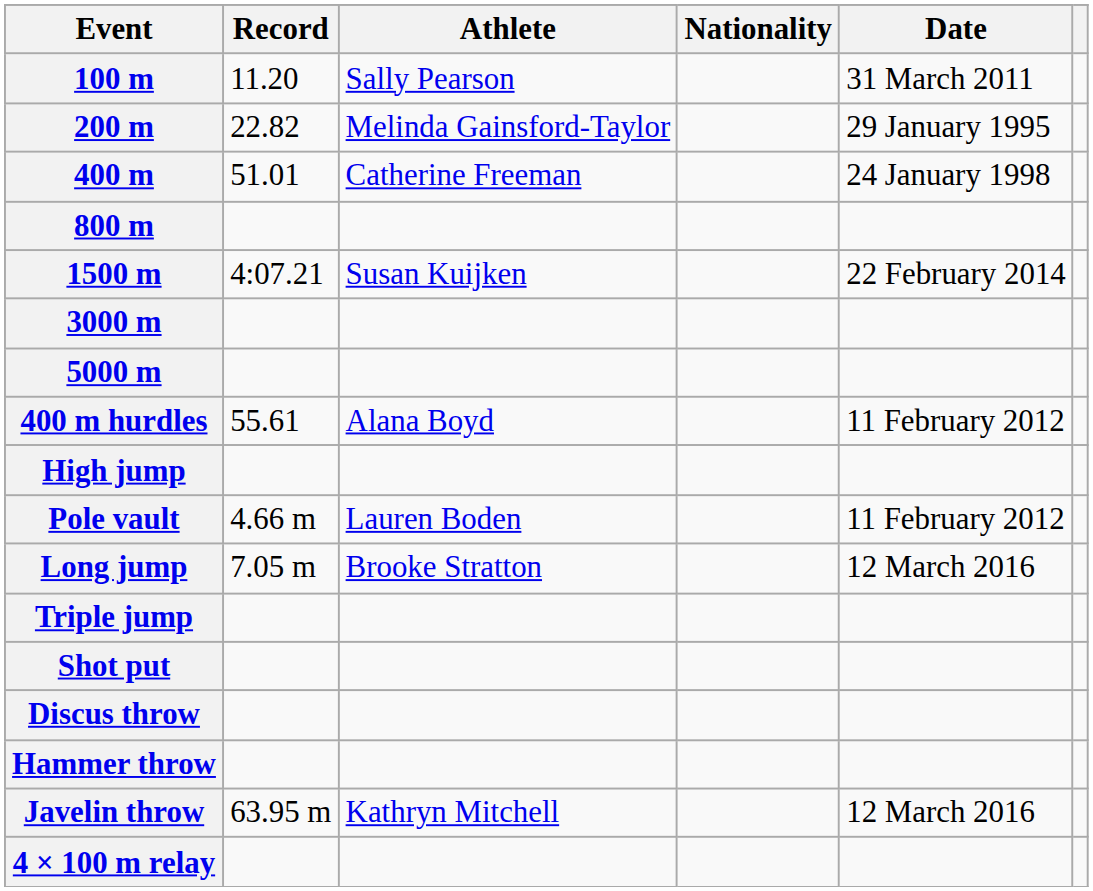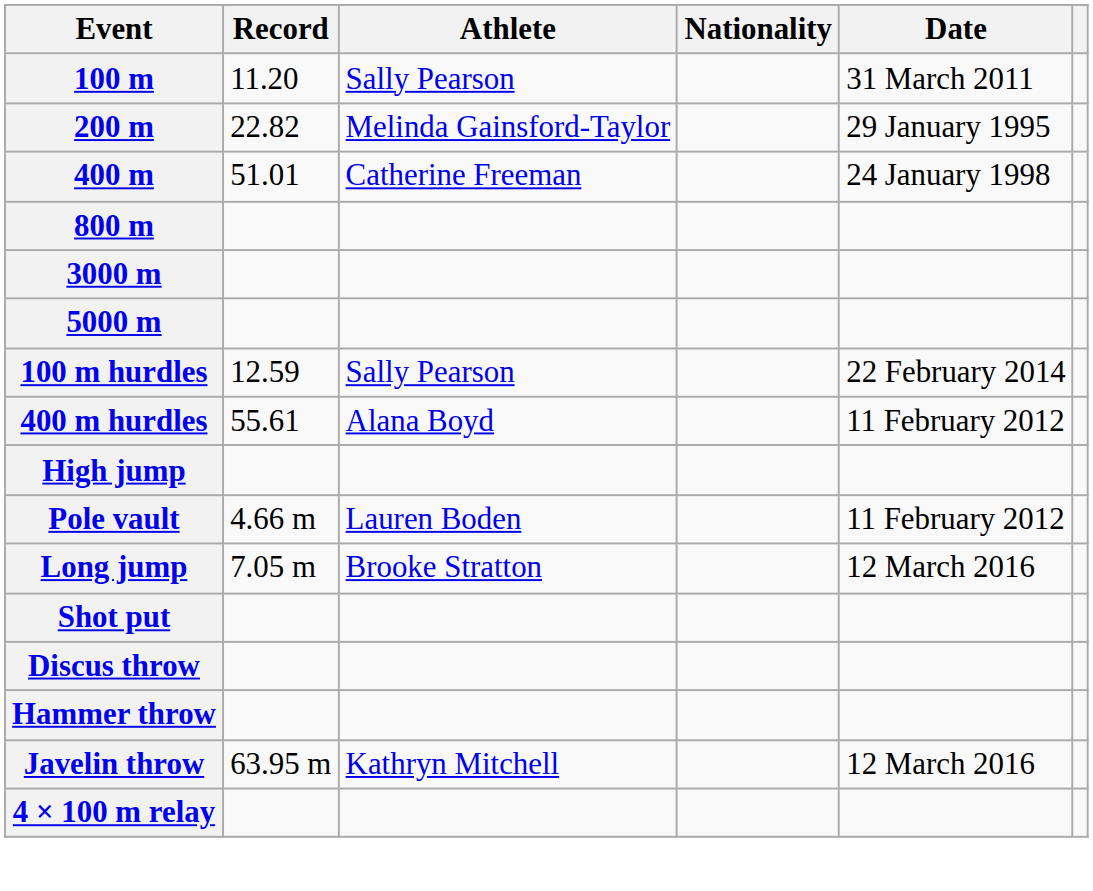- row: (114, 273)
+ row: (114, 371)
- row: (114, 616)
